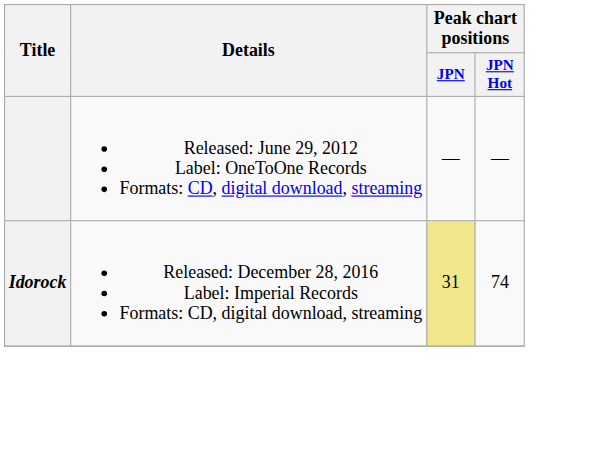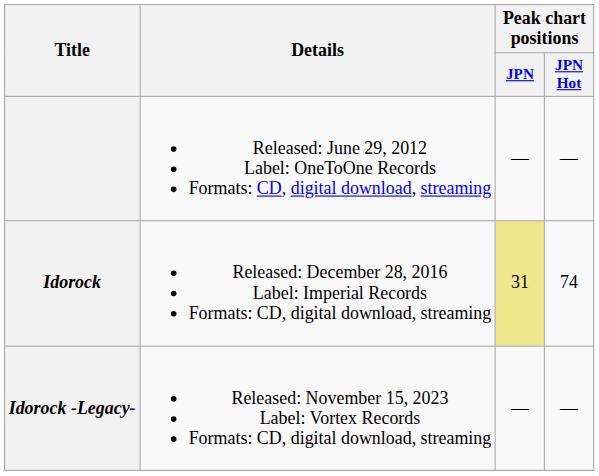+ row: (72, 407)
